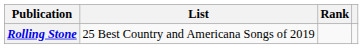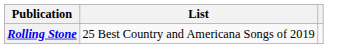- column: (335, 14)
